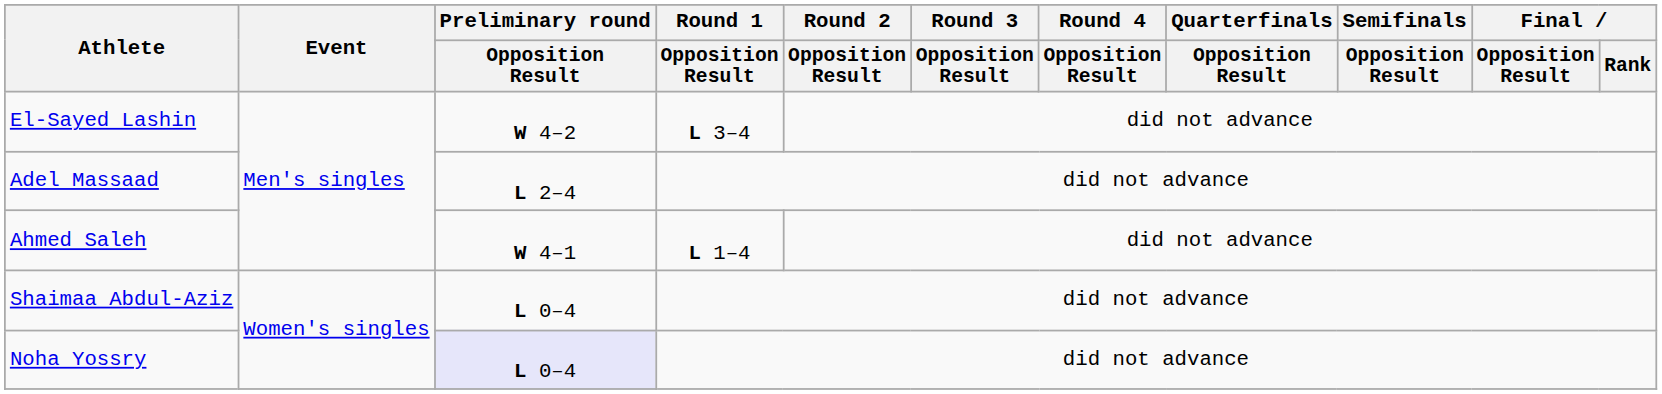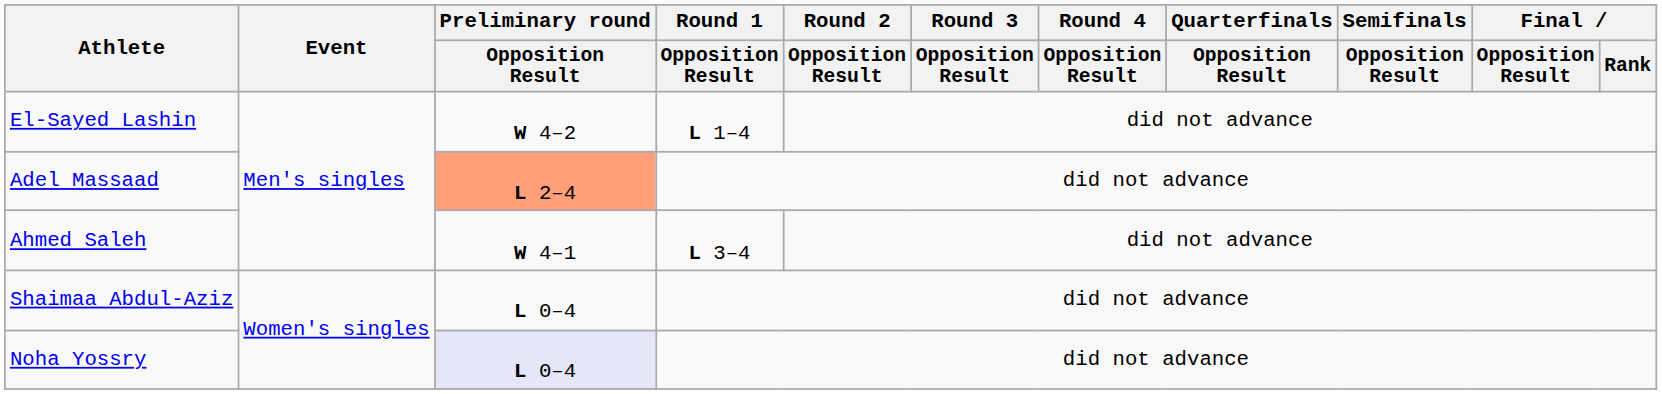(719, 134) L 3–4 -> (719, 134) L 1–4
(545, 193) no background -> (545, 193) lightsalmon background
(719, 253) L 1–4 -> (719, 253) L 3–4
